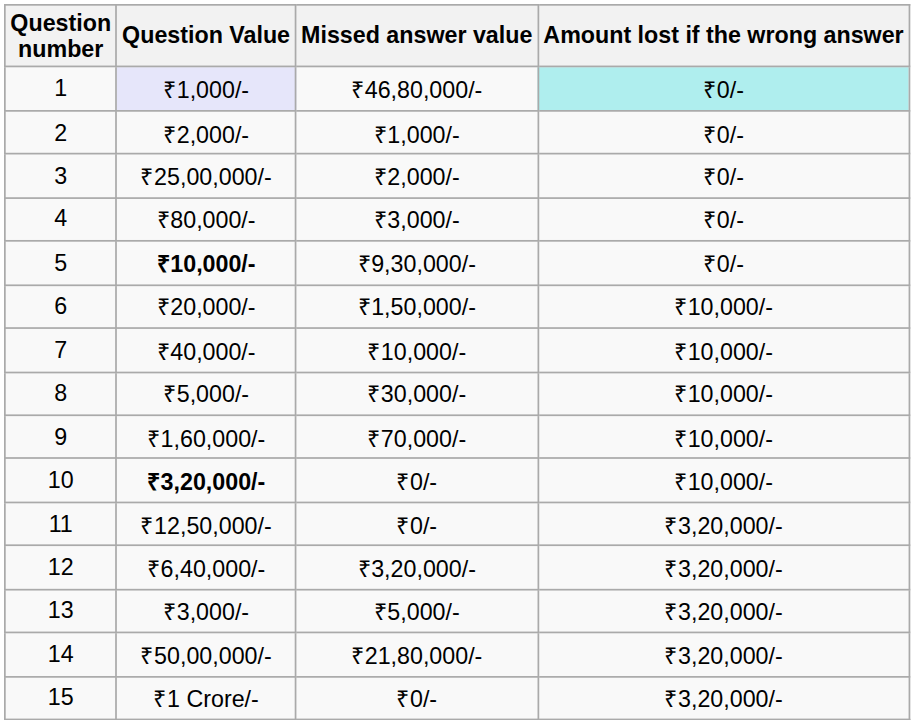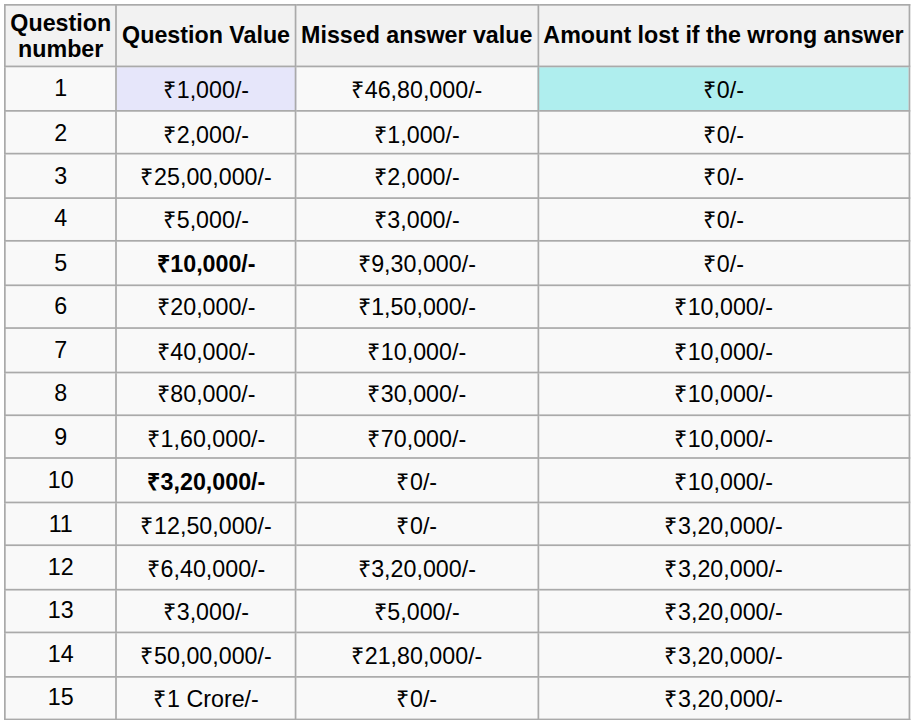(206, 221) ₹80,000/- -> (206, 221) ₹5,000/-
(206, 395) ₹5,000/- -> (206, 395) ₹80,000/-
